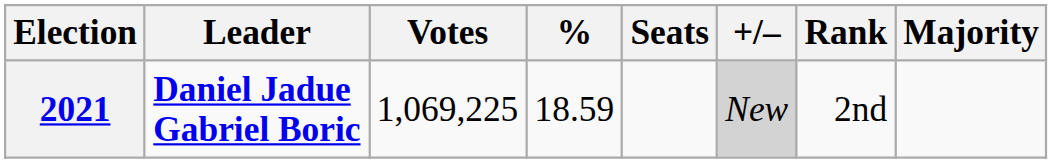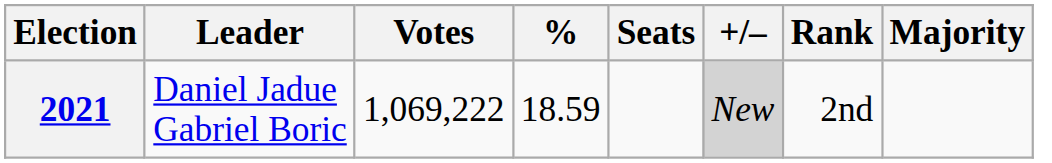(257, 108) bold -> (250, 108) normal
(448, 108) 1,069,225 -> (434, 108) 1,069,222
